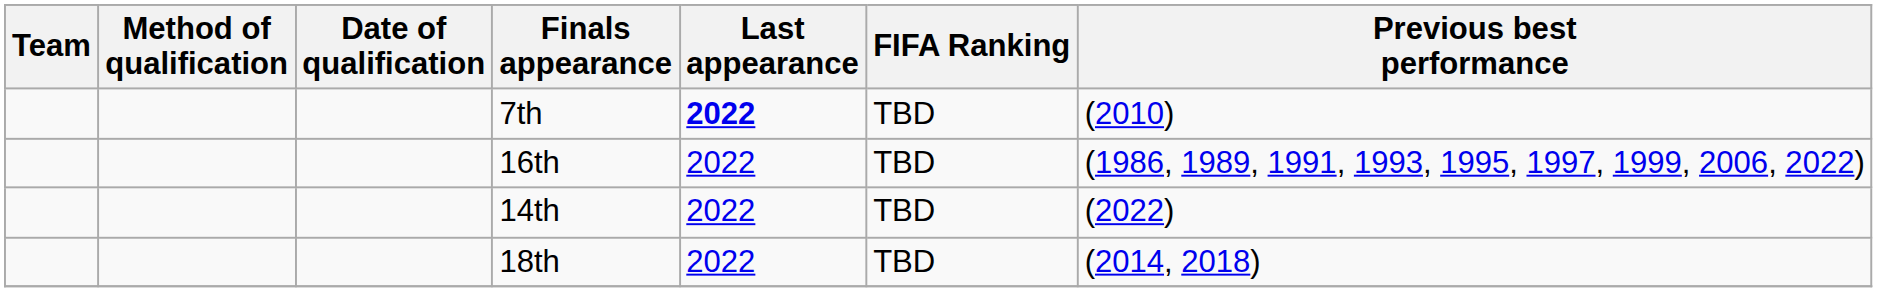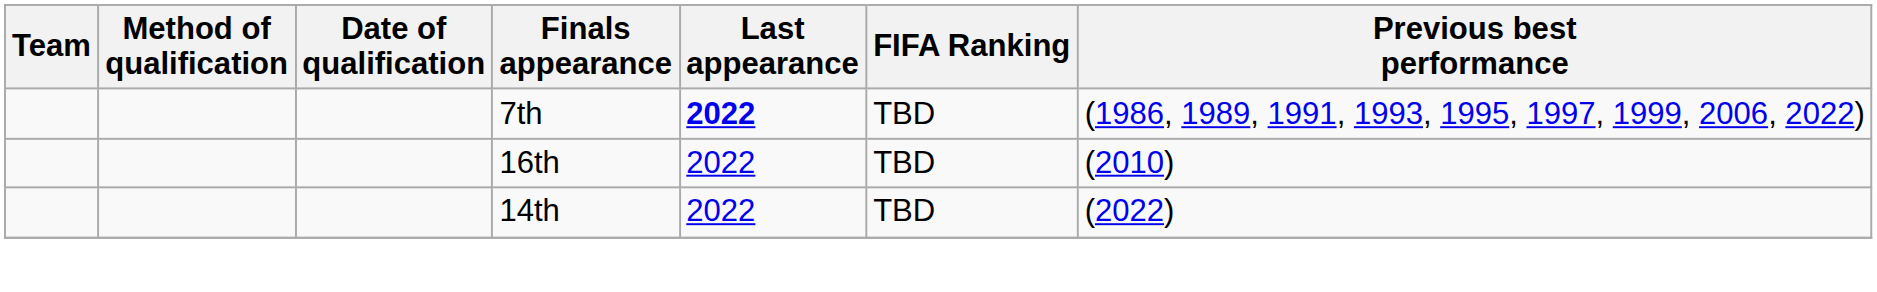(1130, 113) (2010) -> (1475, 113) (1986, 1989, 1991, 1993, 1995, 1997, 1999, 2006, 2022)
(1475, 162) (1986, 1989, 1991, 1993, 1995, 1997, 1999, 2006, 2022) -> (1130, 162) (2010)
- row: (530, 260)
